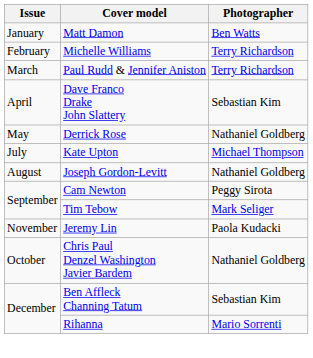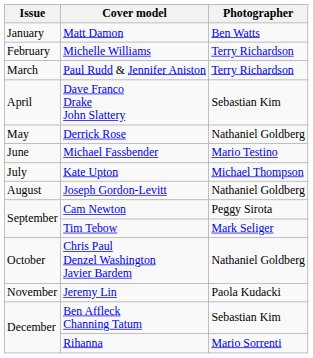+ row: (111, 153)
rows swapped: (109, 260) <-> (90, 228)
